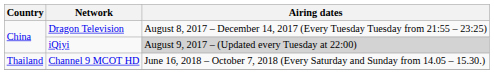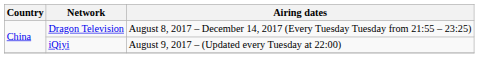(250, 45) lightgrey background -> (235, 45) no background
- row: (94, 61)
